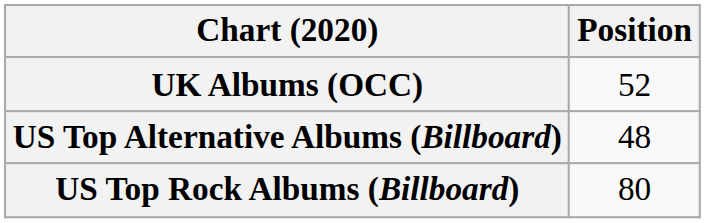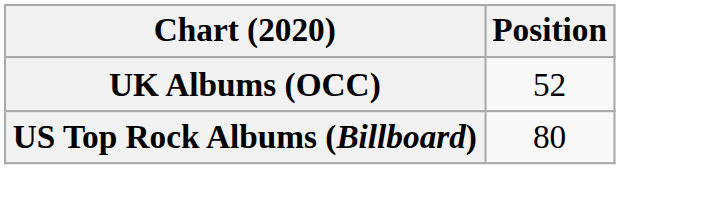- row: (287, 136)
